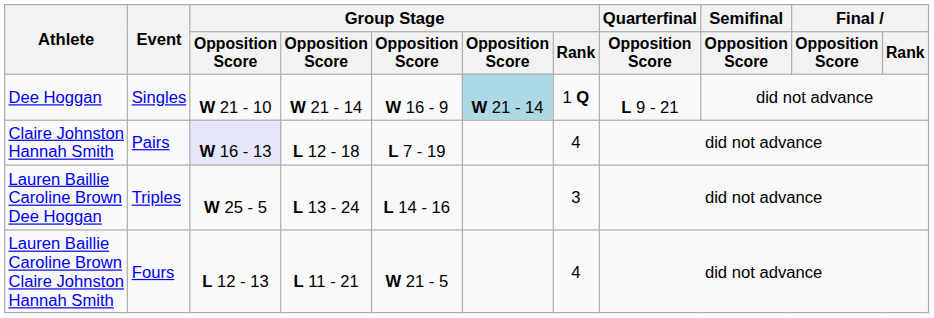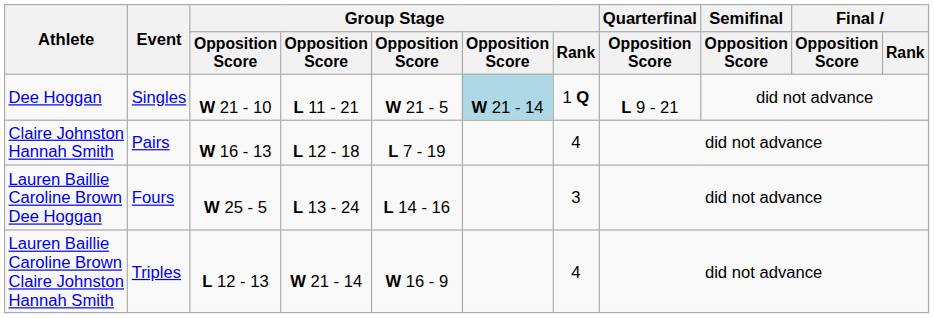(326, 106) W 21 - 14 -> (326, 106) L 11 - 21
(417, 106) W 16 - 9 -> (417, 106) W 21 - 5
(235, 152) lavender background -> (235, 152) no background
(156, 198) Triples -> (153, 198) Fours
(153, 272) Fours -> (156, 272) Triples
(326, 281) L 11 - 21 -> (326, 281) W 21 - 14
(417, 281) W 21 - 5 -> (417, 281) W 16 - 9
